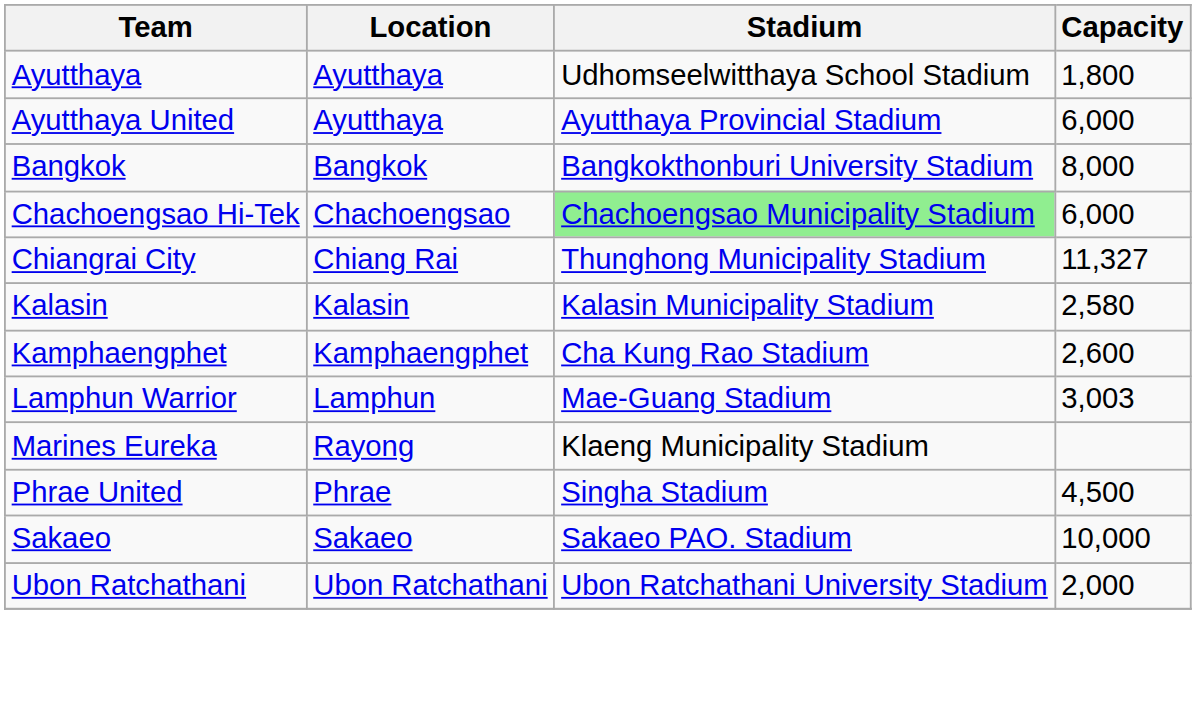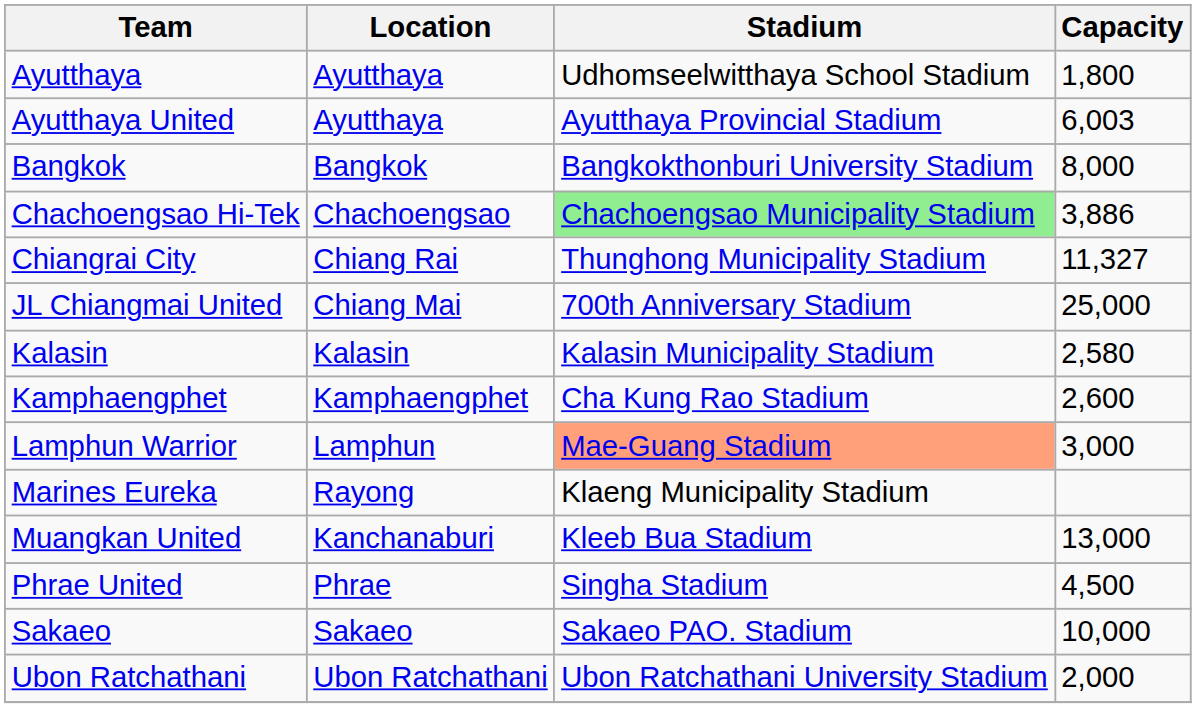(1098, 120) 6,000 -> (1098, 120) 6,003
(1098, 213) 6,000 -> (1098, 213) 3,886
+ row: (147, 306)
(696, 399) no background -> (696, 445) lightsalmon background
(1098, 399) 3,003 -> (1098, 445) 3,000
+ row: (126, 538)
